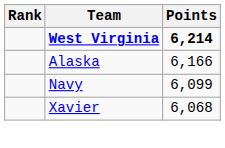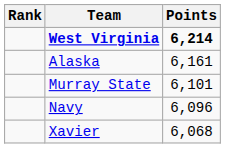(191, 62) 6,166 -> (191, 62) 6,161
+ row: (100, 85)
(191, 85) 6,099 -> (191, 108) 6,096
